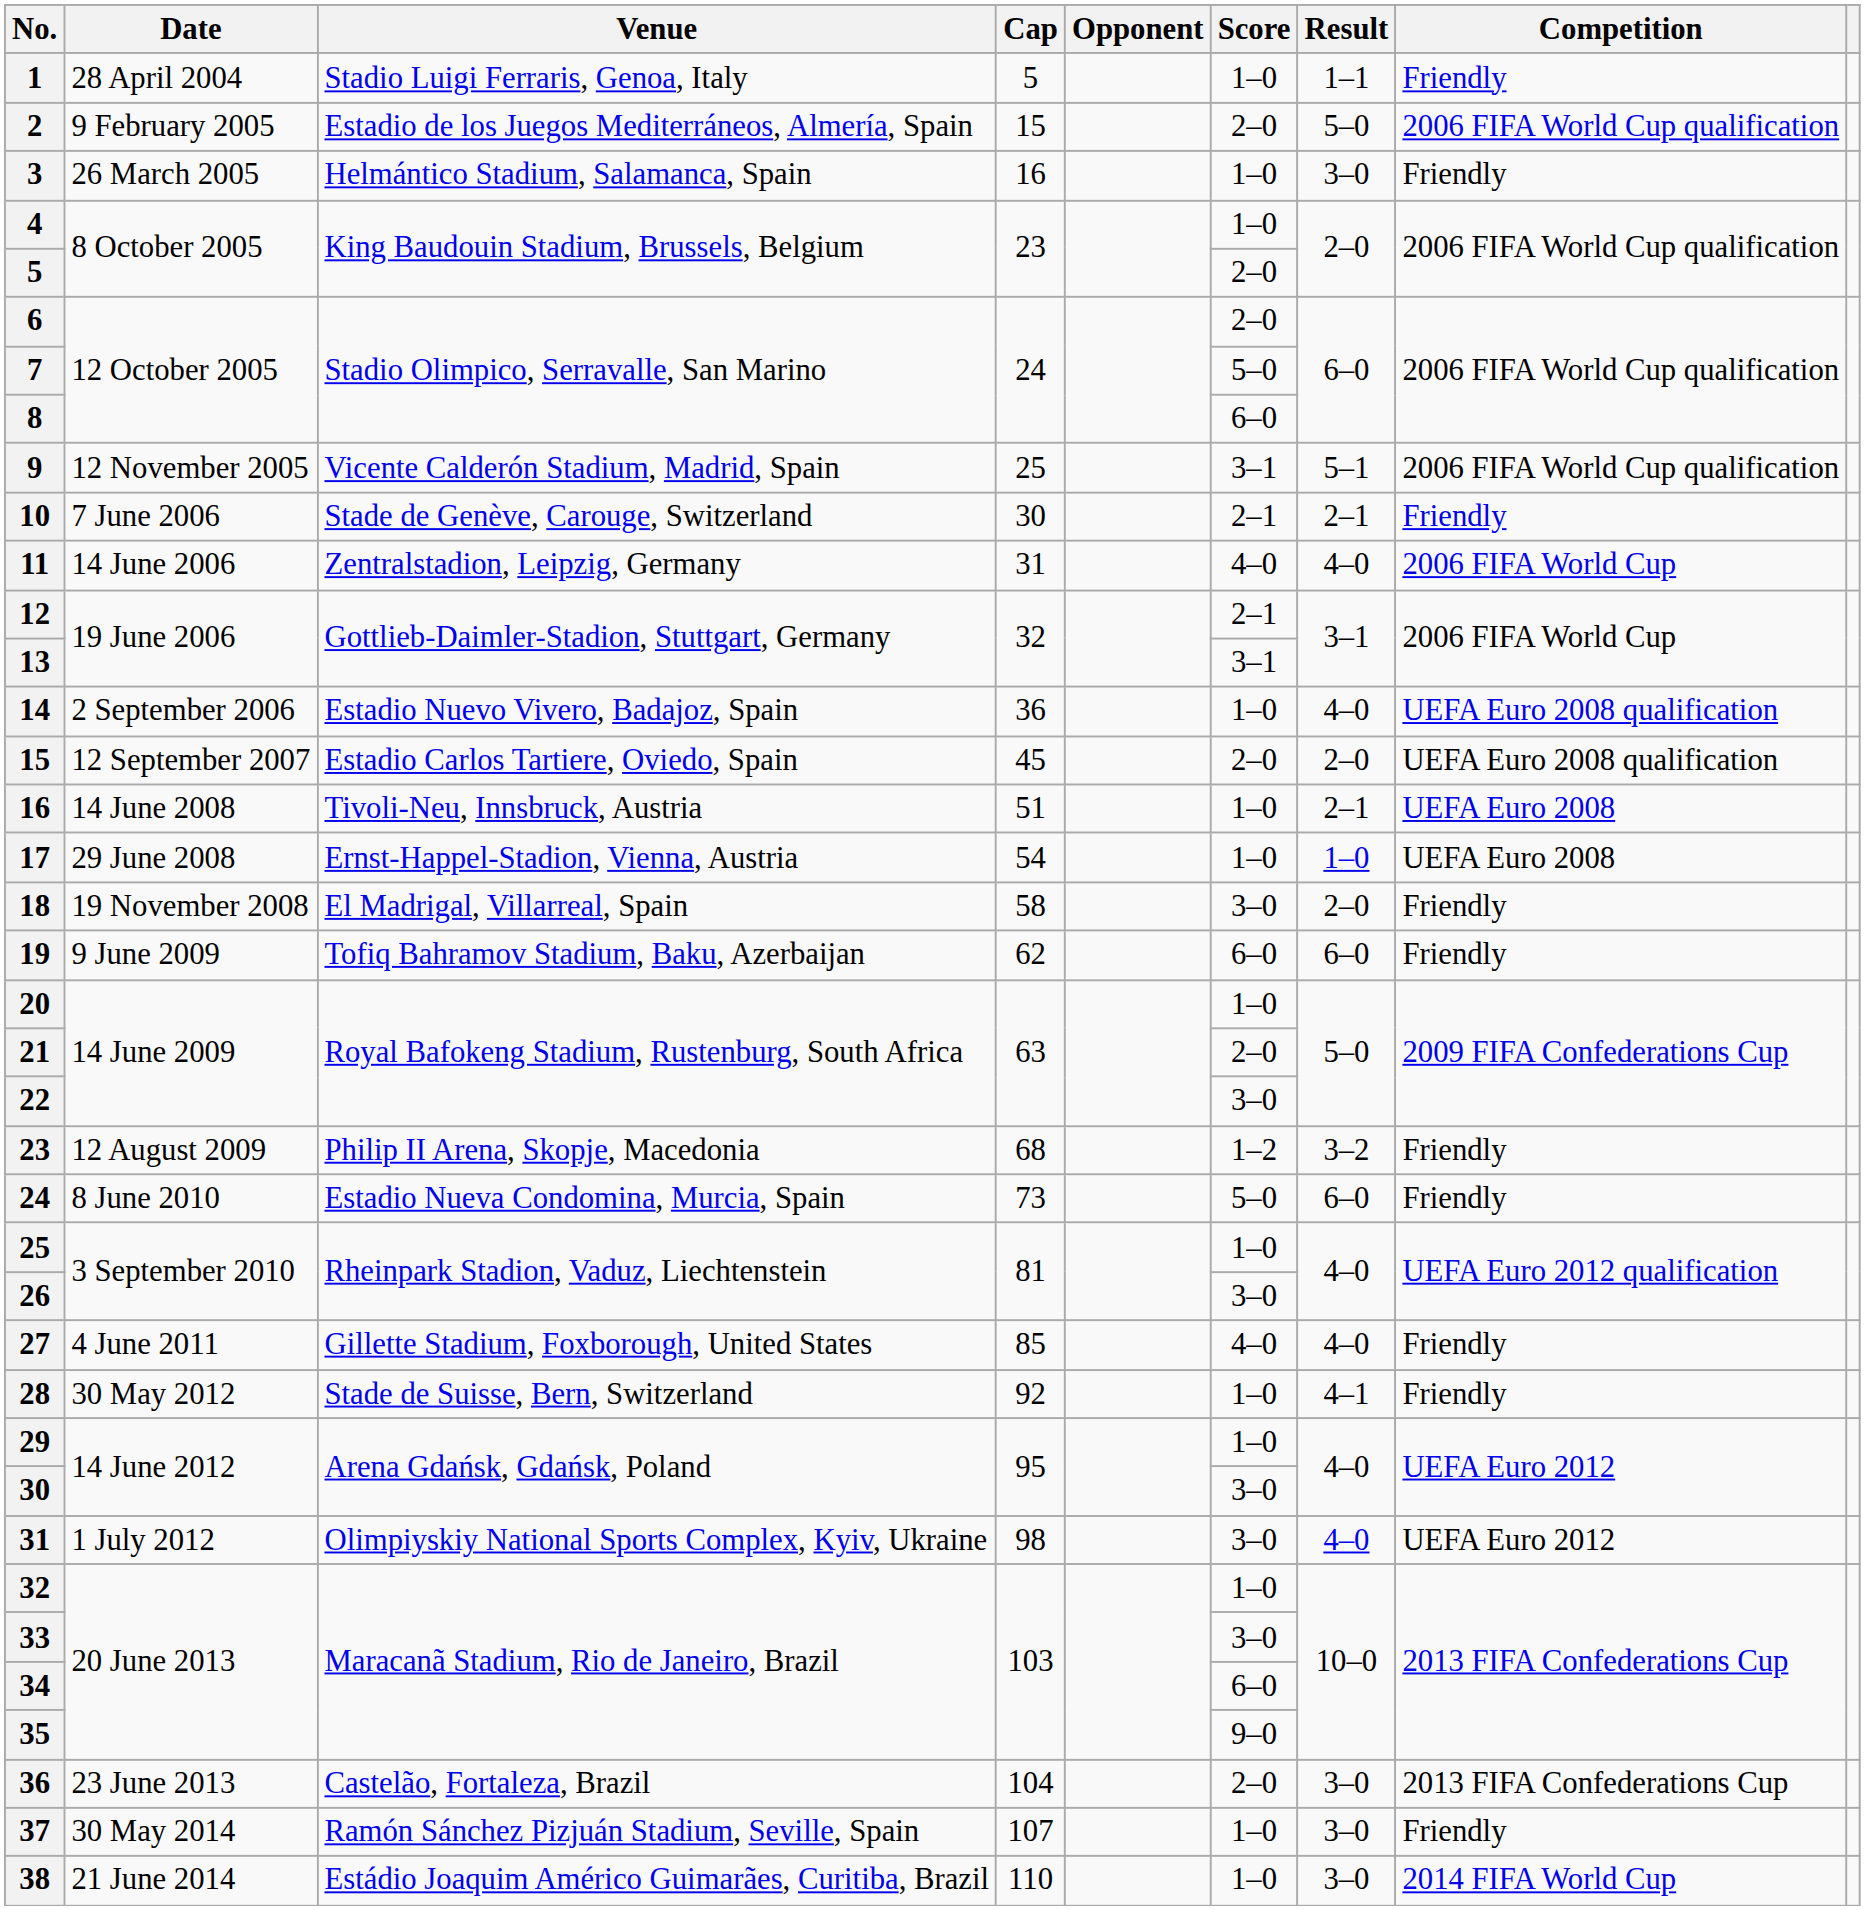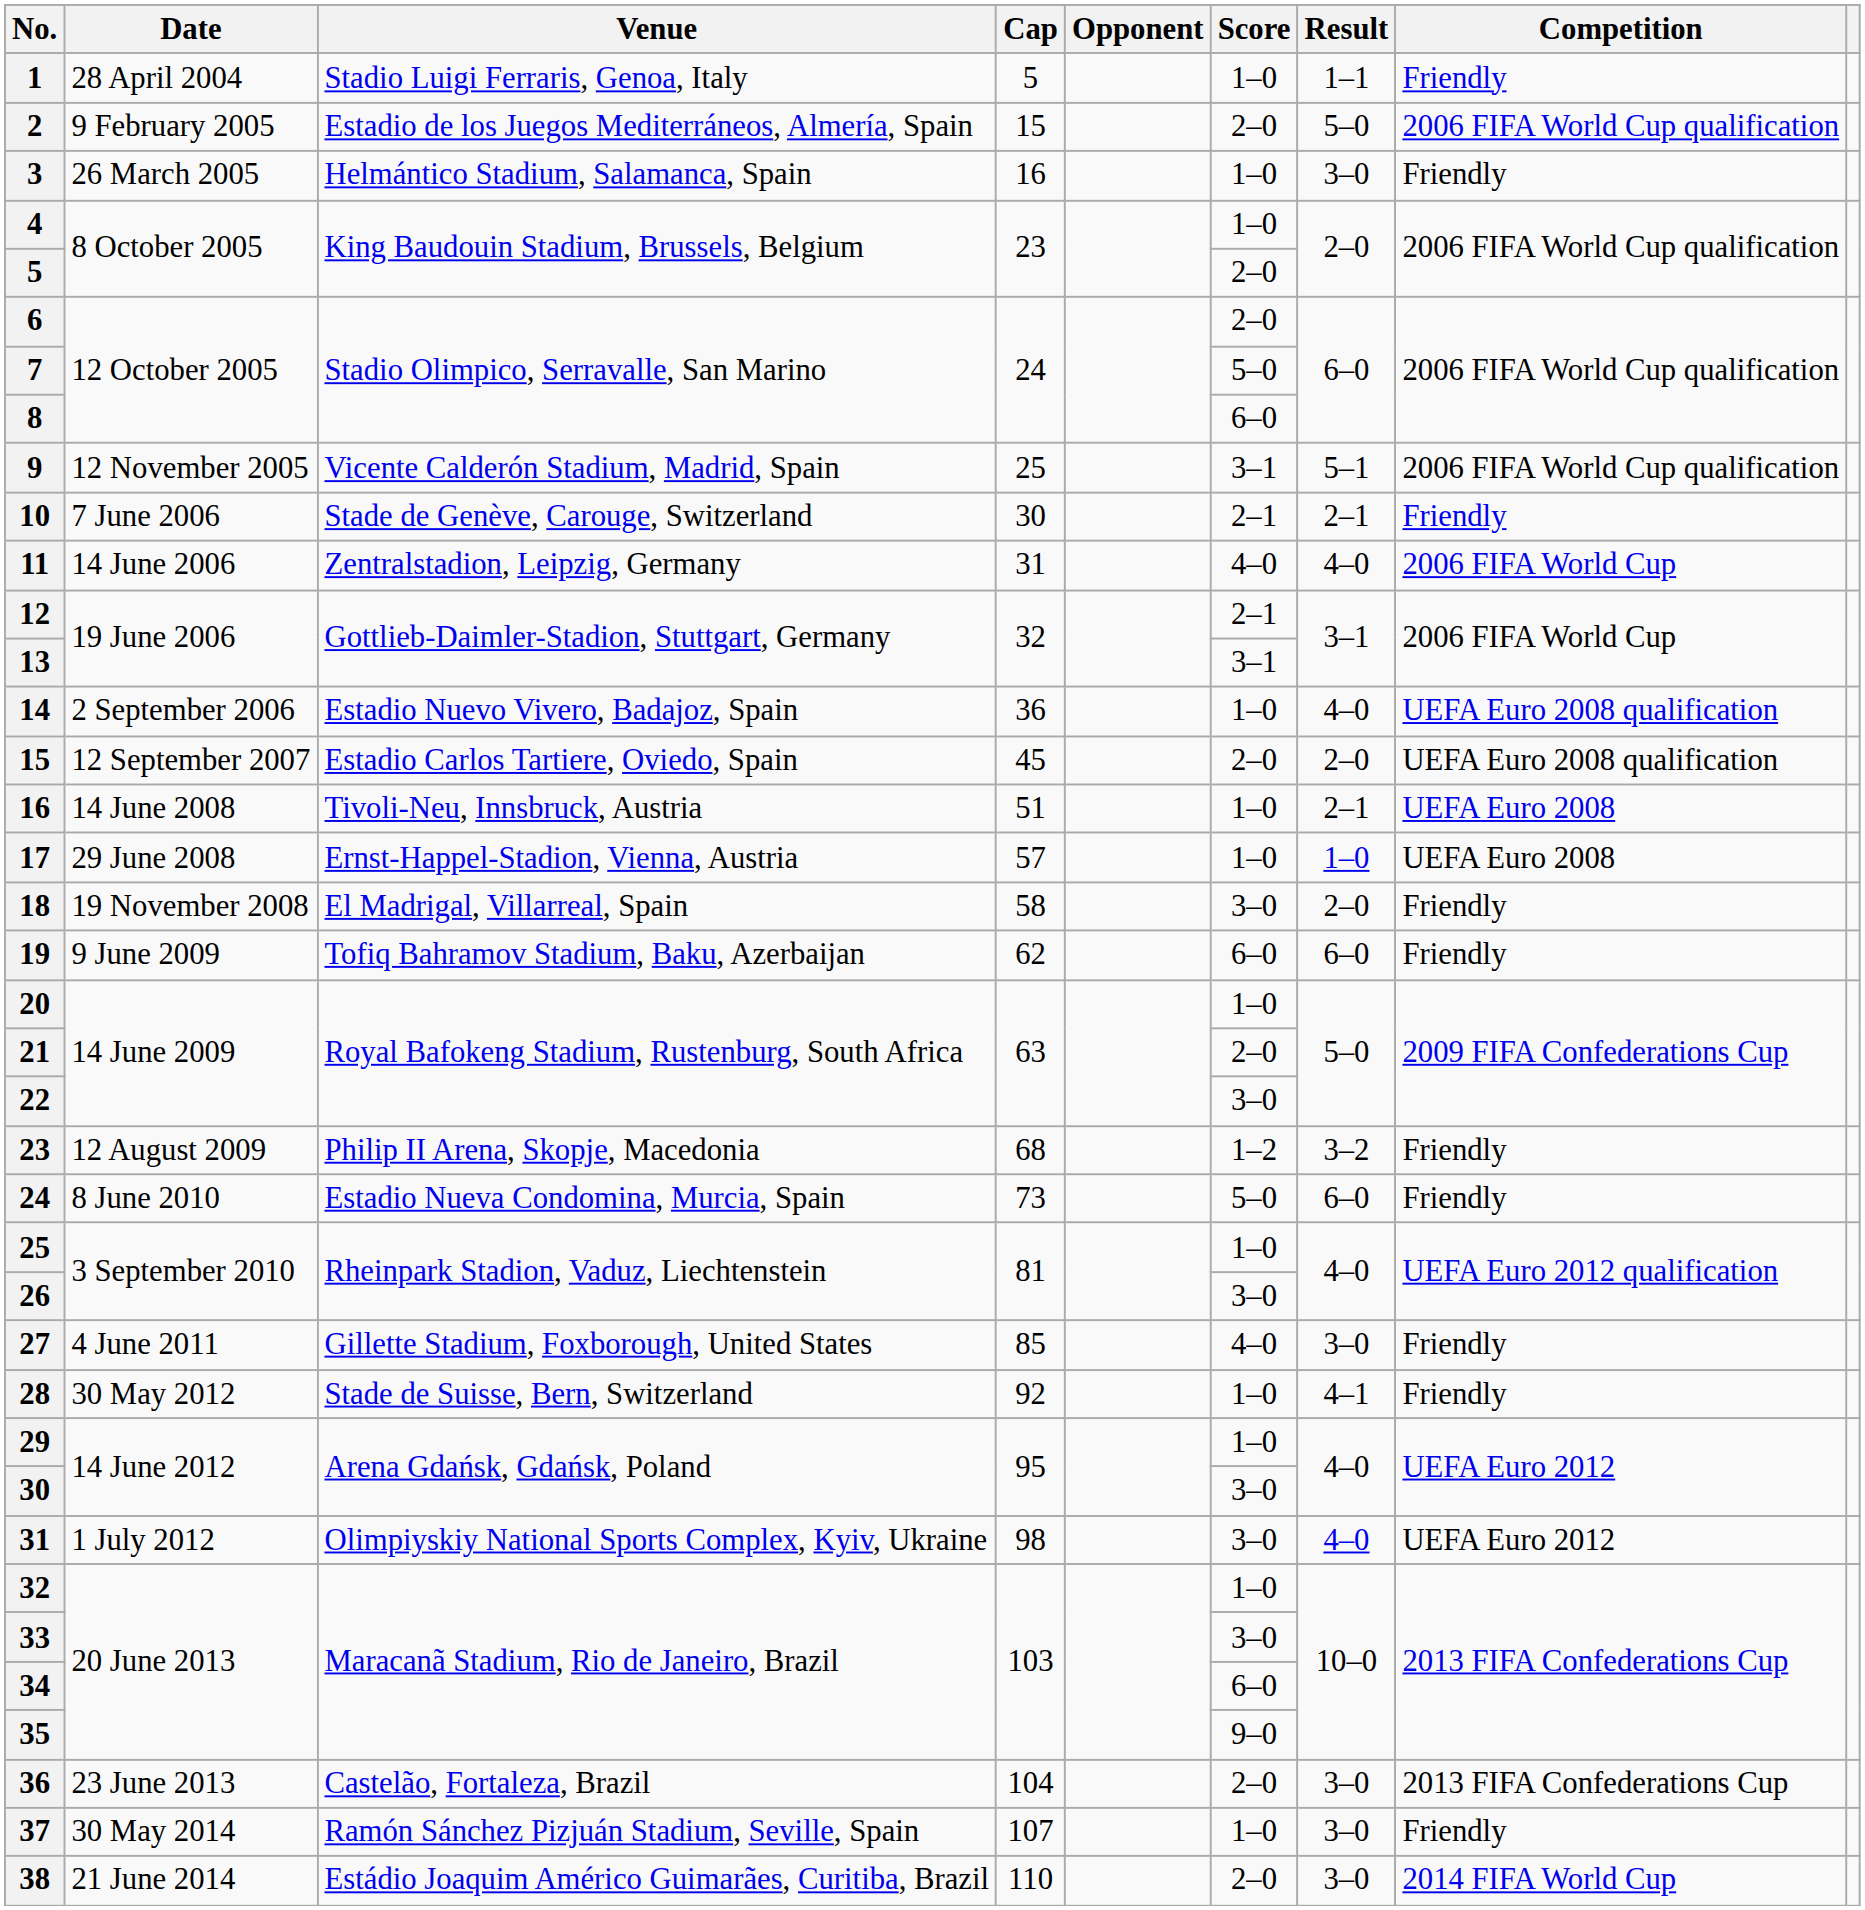(1031, 857) 54 -> (1031, 857) 57
(1346, 1344) 4–0 -> (1346, 1344) 3–0
(1254, 1880) 1–0 -> (1254, 1880) 2–0
